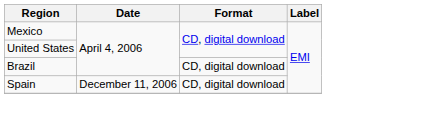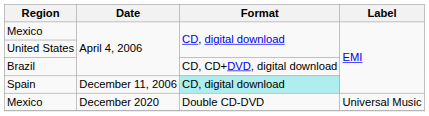(233, 66) CD, digital download -> (260, 66) CD, CD+DVD, digital download
(233, 84) no background -> (233, 84) paleturquoise background
+ row: (25, 102)
